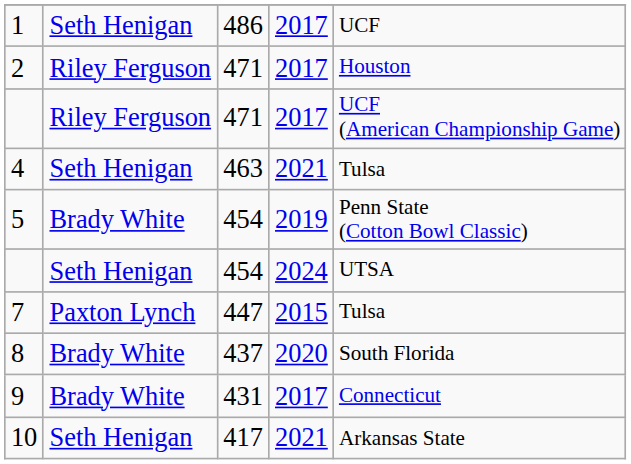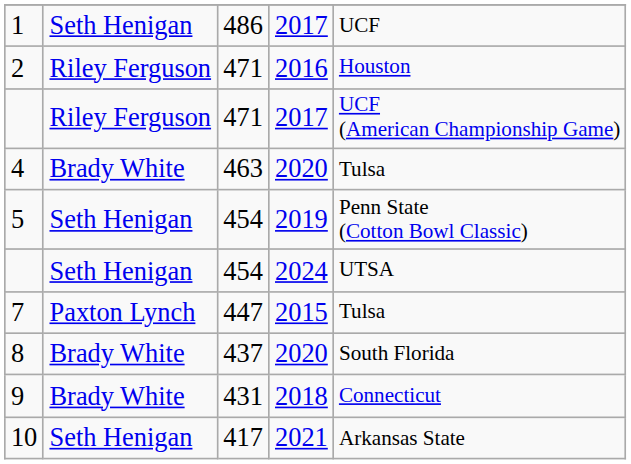(301, 67) 2017 -> (301, 67) 2016
(121, 168) Seth Henigan -> (117, 168) Brady White
(301, 168) 2021 -> (301, 168) 2020
(117, 219) Brady White -> (121, 219) Seth Henigan
(301, 395) 2017 -> (301, 395) 2018
